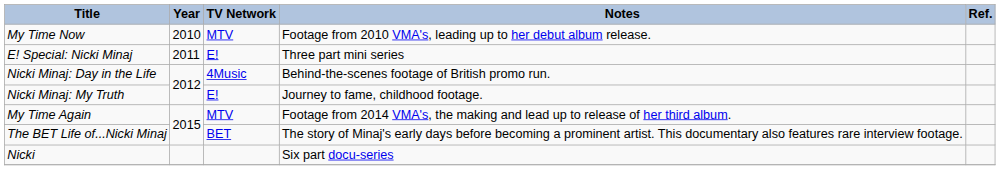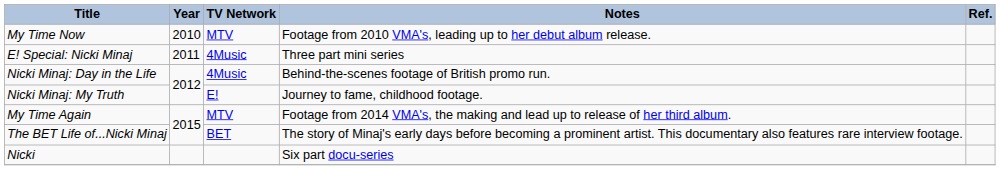(213, 54) E! -> (227, 54) 4Music
